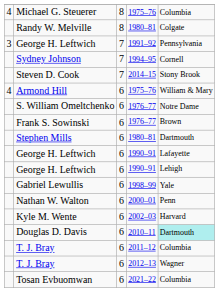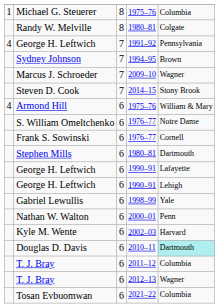(9, 12) 4 -> (9, 12) 1
(9, 43) 3 -> (9, 43) 4
(172, 59) Cornell -> (171, 59) Brown
+ row: (57, 75)
(171, 122) Brown -> (172, 138) Cornell
